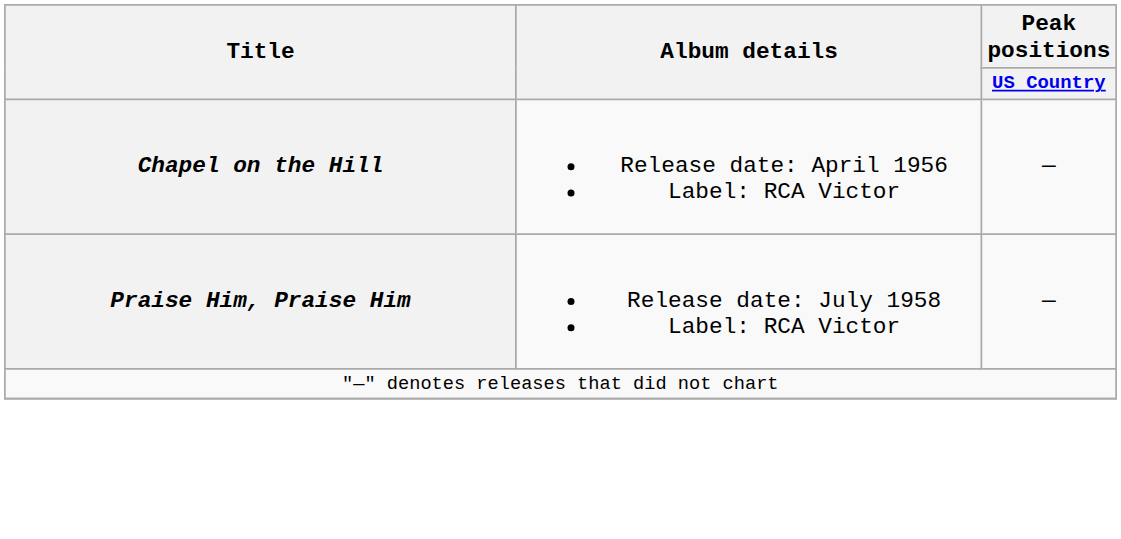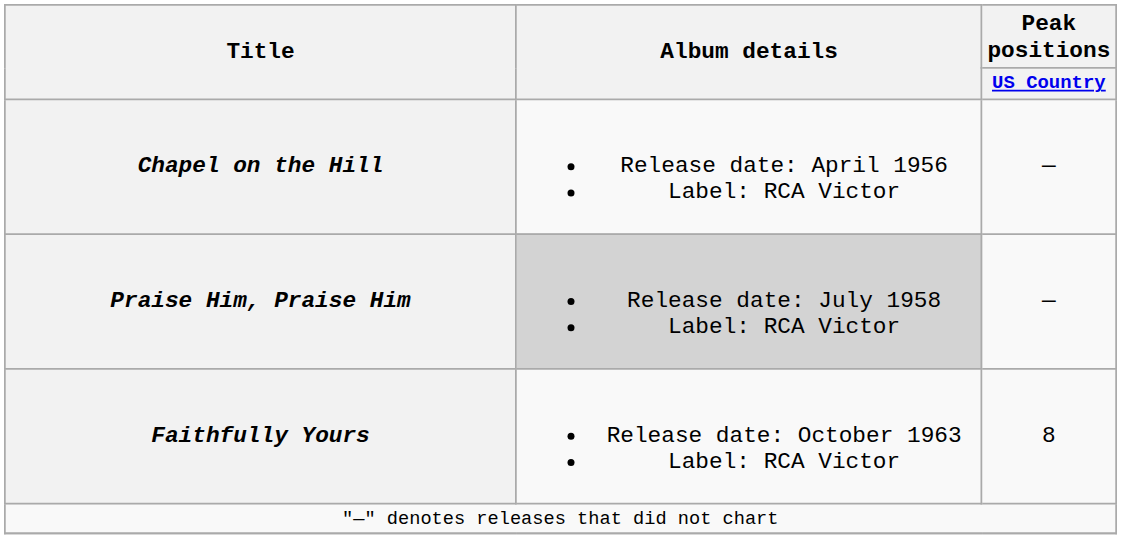(749, 314) no background -> (749, 314) lightgrey background
+ row: (261, 436)
